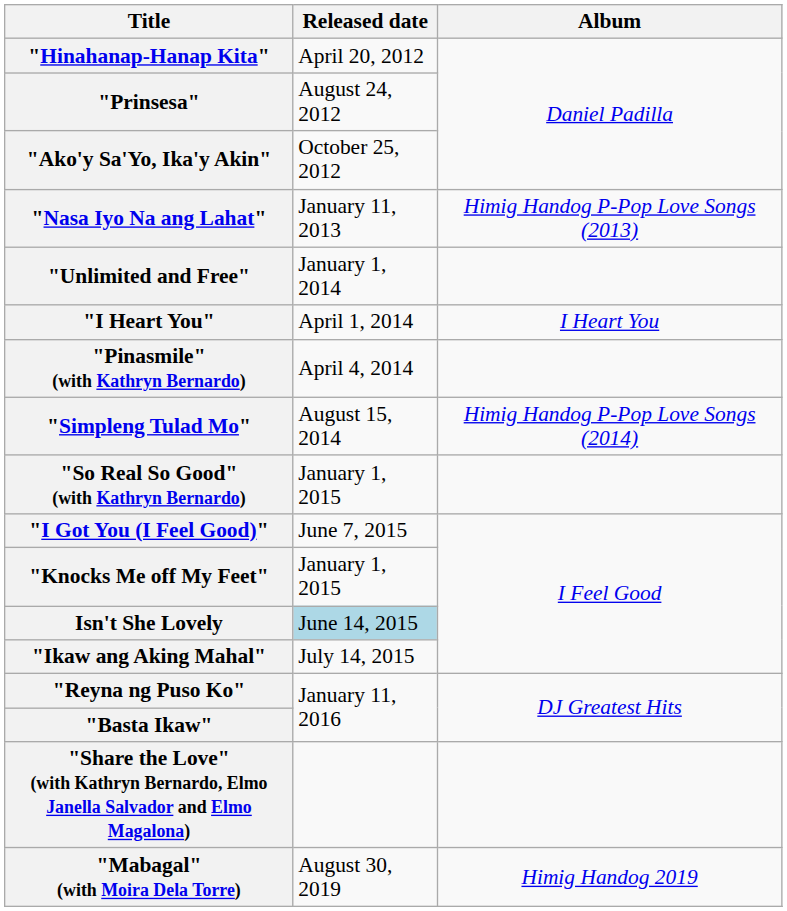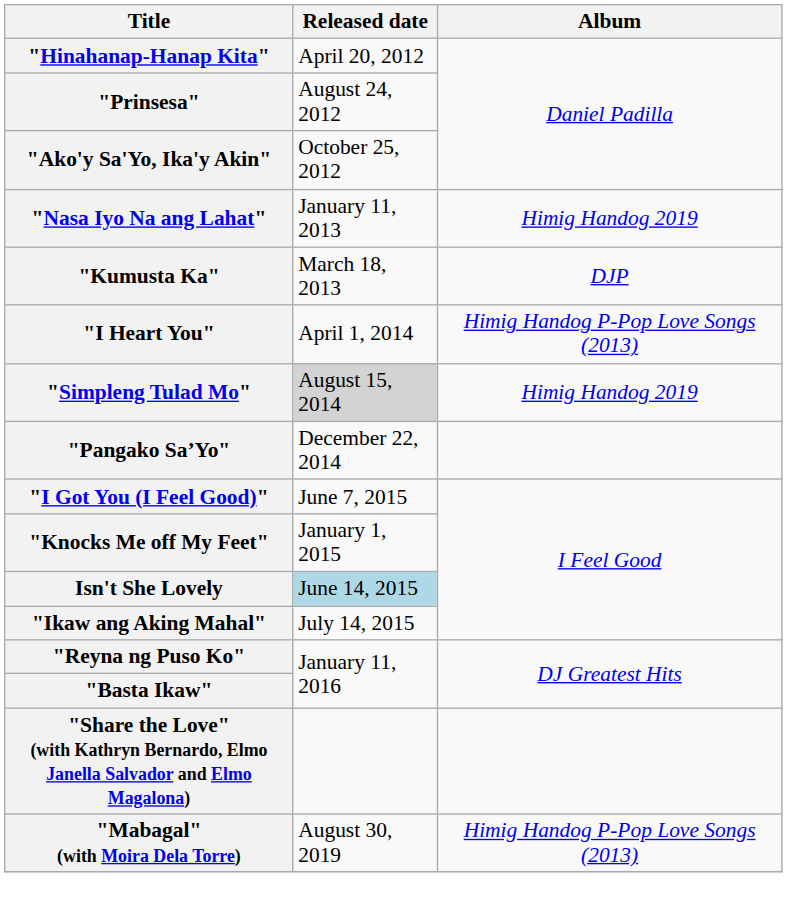(610, 217) Himig Handog P-Pop Love Songs (2013) -> (610, 217) Himig Handog 2019
+ row: (149, 275)
- row: (149, 275)
(610, 321) I Heart You -> (610, 334) Himig Handog P-Pop Love Songs (2013)
- row: (149, 368)
(345, 426) no background -> (345, 392) lightgrey background
(610, 426) Himig Handog P-Pop Love Songs (2014) -> (610, 392) Himig Handog 2019
+ row: (149, 450)
- row: (149, 484)
(610, 876) Himig Handog 2019 -> (610, 842) Himig Handog P-Pop Love Songs (2013)
